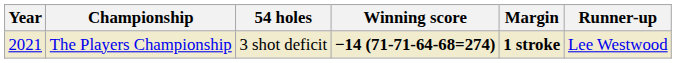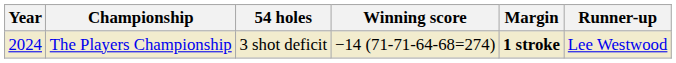(25, 44) 2021 -> (25, 44) 2024
(415, 44) bold -> (415, 44) normal
